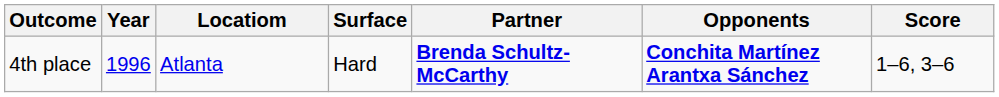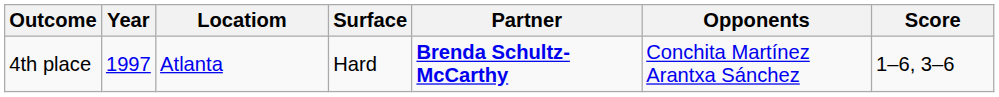(128, 63) 1996 -> (128, 63) 1997
(733, 63) bold -> (728, 63) normal
